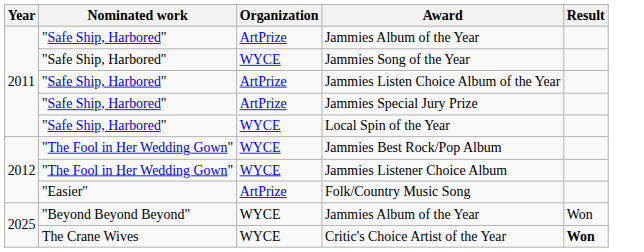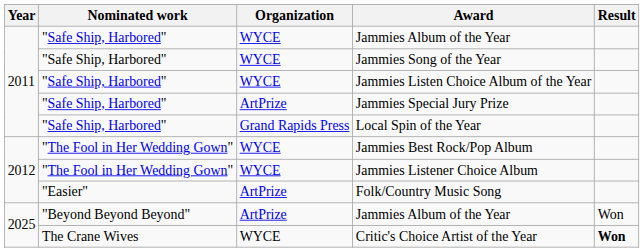(263, 37) ArtPrize -> (260, 37) WYCE
(263, 81) ArtPrize -> (260, 81) WYCE
(260, 125) WYCE -> (295, 125) Grand Rapids Press
(260, 214) WYCE -> (263, 214) ArtPrize
